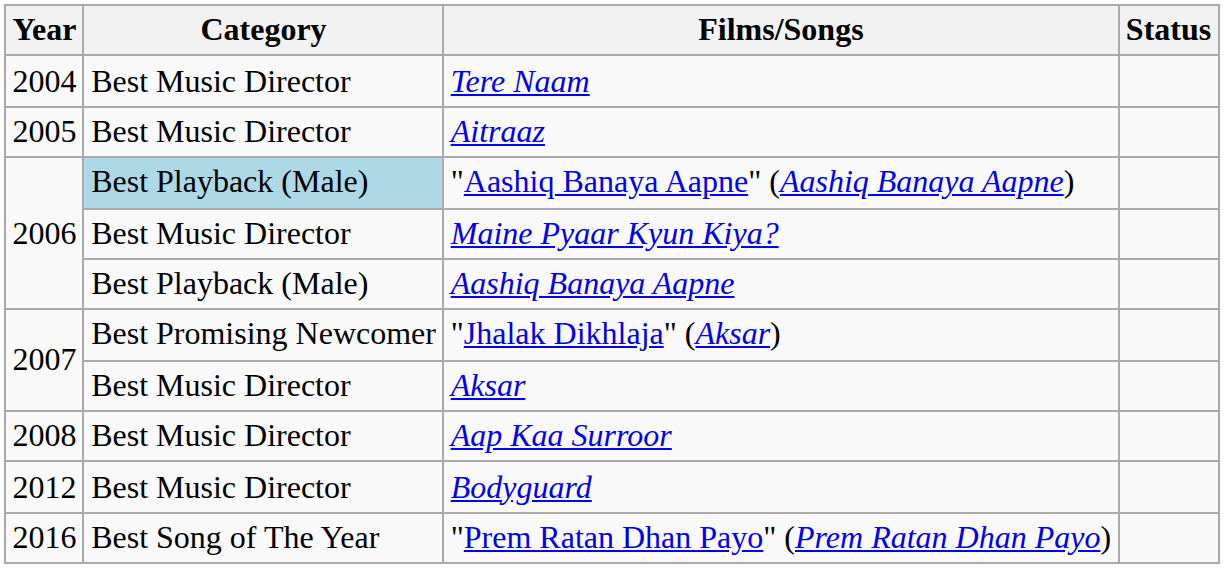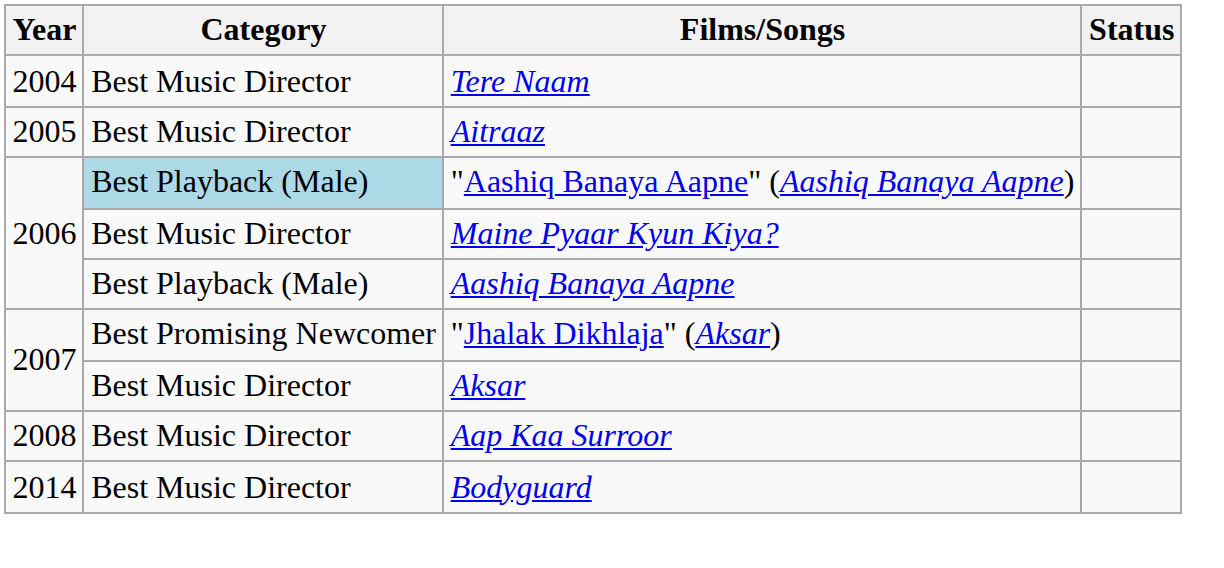(44, 486) 2012 -> (44, 486) 2014
- row: (781, 537)
